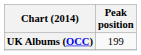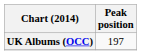(116, 41) 199 -> (116, 41) 197
